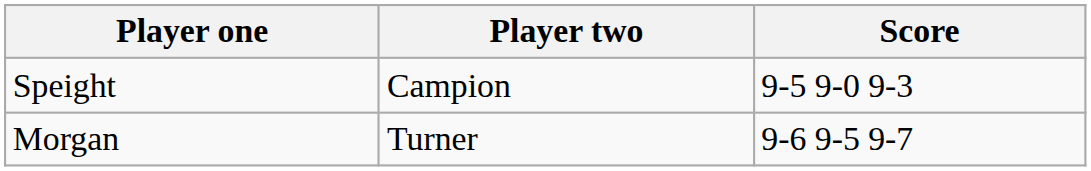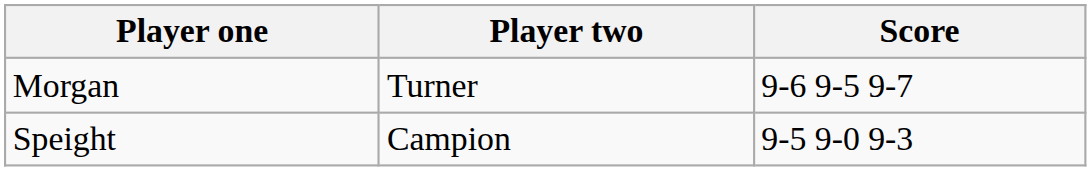rows swapped: (66, 138) <-> (64, 84)
